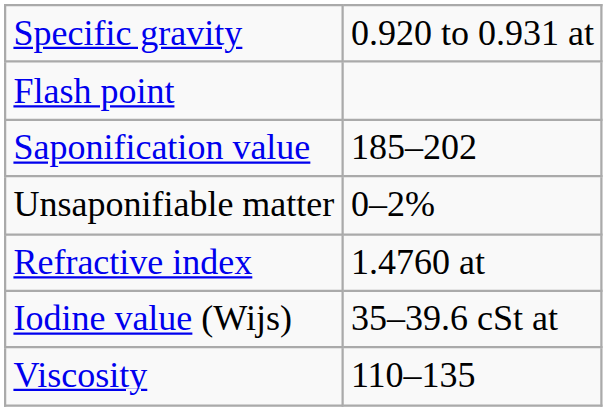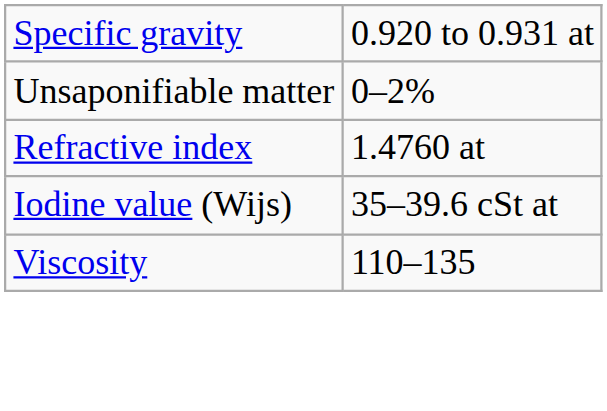- row: (94, 90)
- row: (162, 147)
